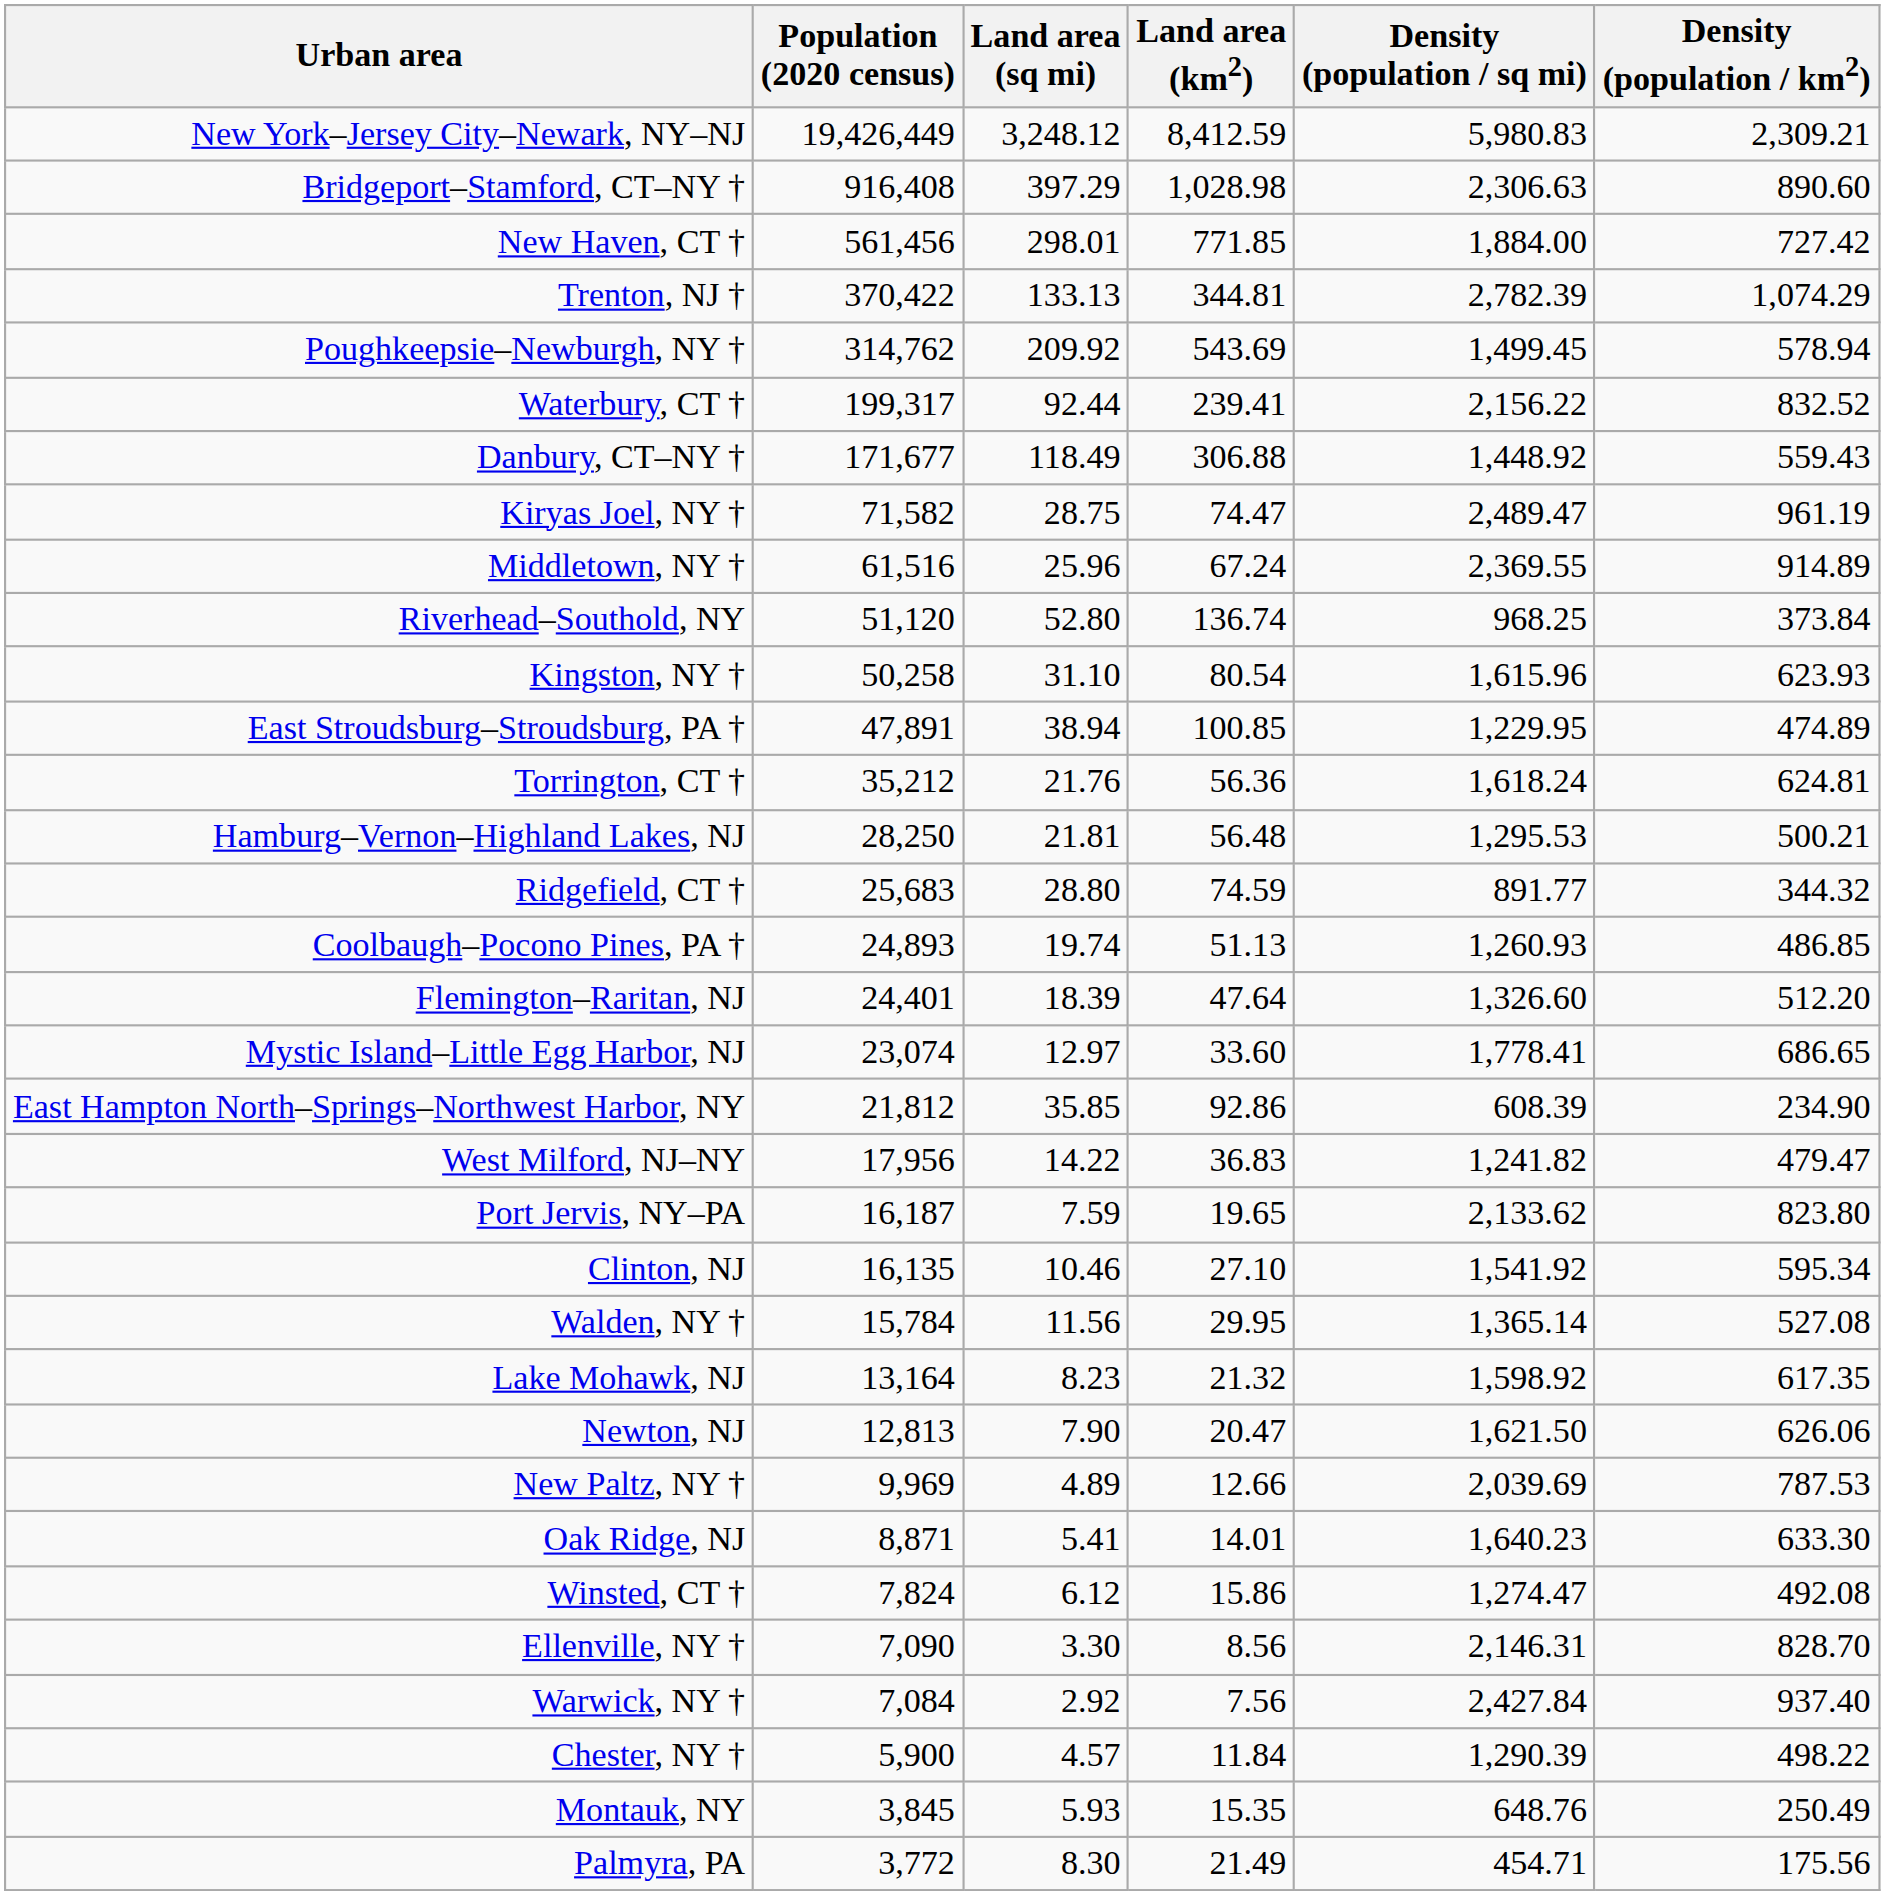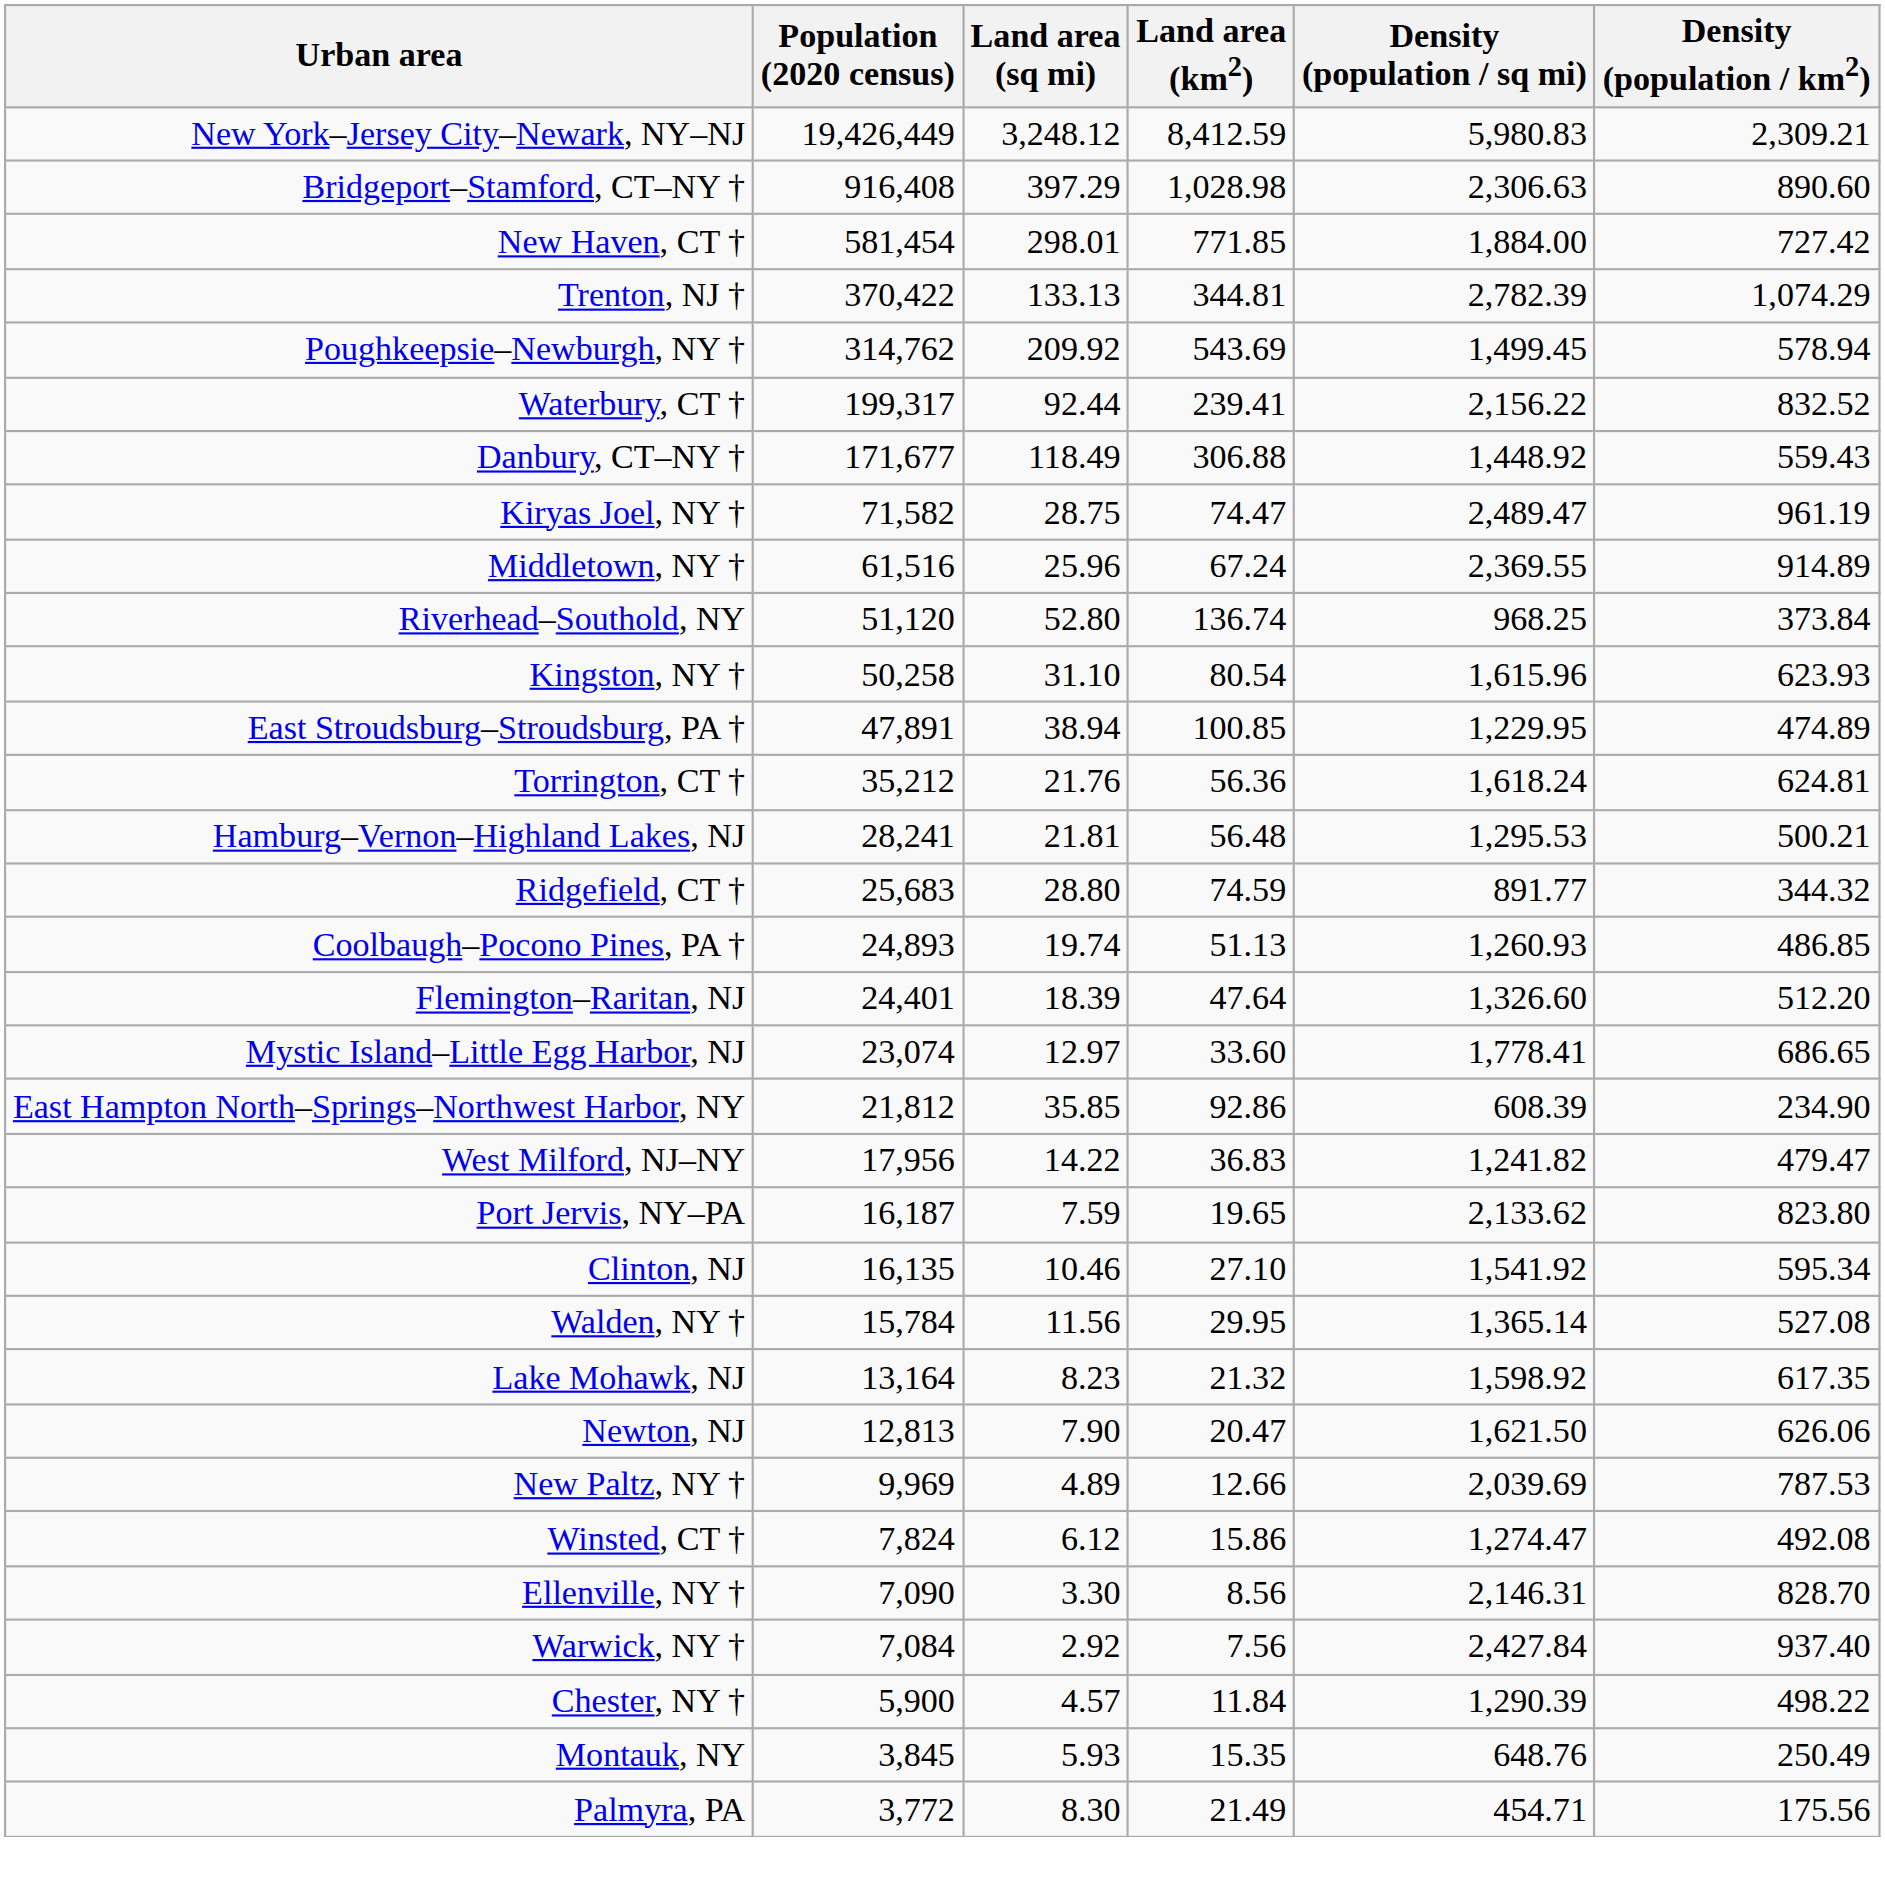(900, 241) 561,456 -> (900, 241) 581,454
(908, 835) 28,250 -> (908, 835) 28,241
- row: (644, 1538)
